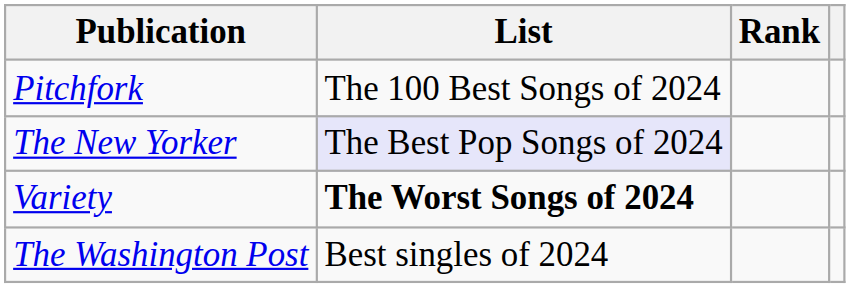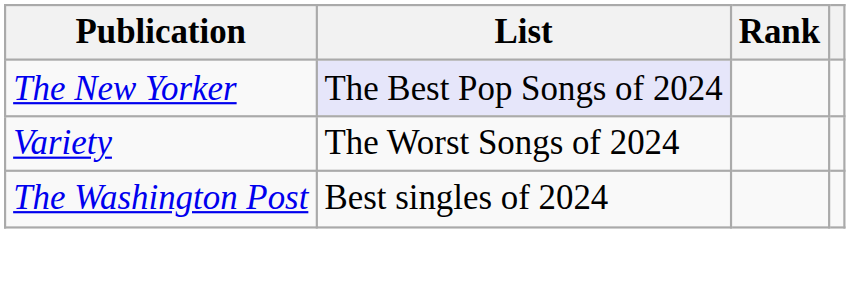- row: (78, 87)
(509, 198) bold -> (502, 142) normal
